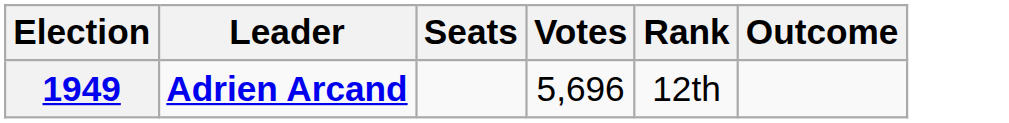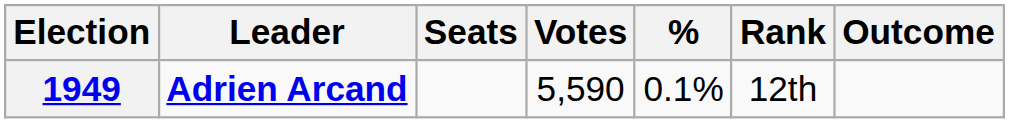+ column: (684, 32)
(581, 88) 5,696 -> (581, 88) 5,590
